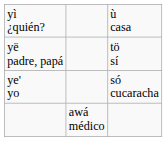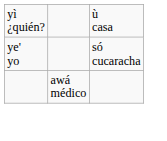- row: (35, 53)
